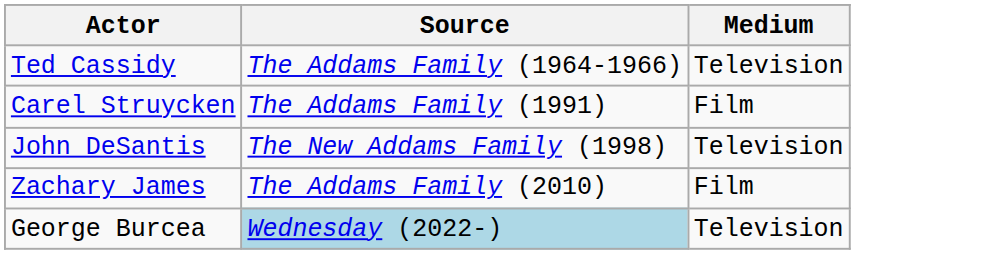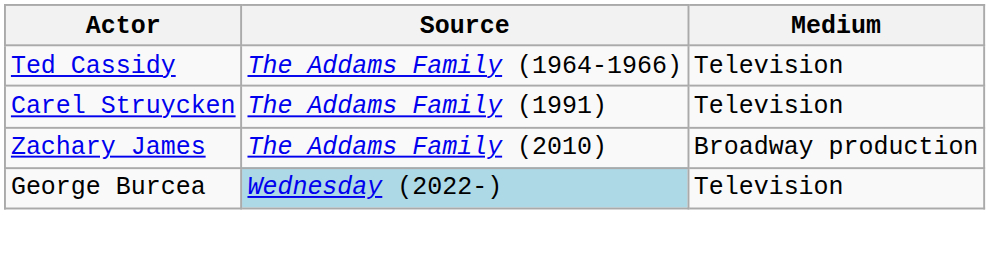(724, 107) Film -> (769, 107) Television
- row: (108, 147)
(724, 188) Film -> (836, 147) Broadway production
